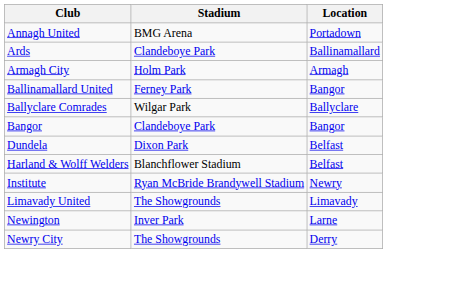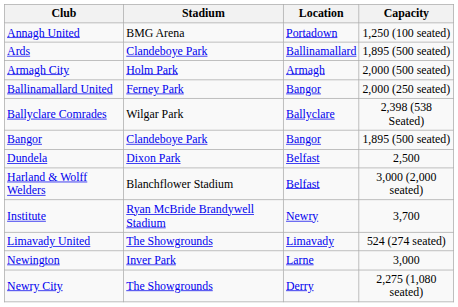+ column: (406, 13)
